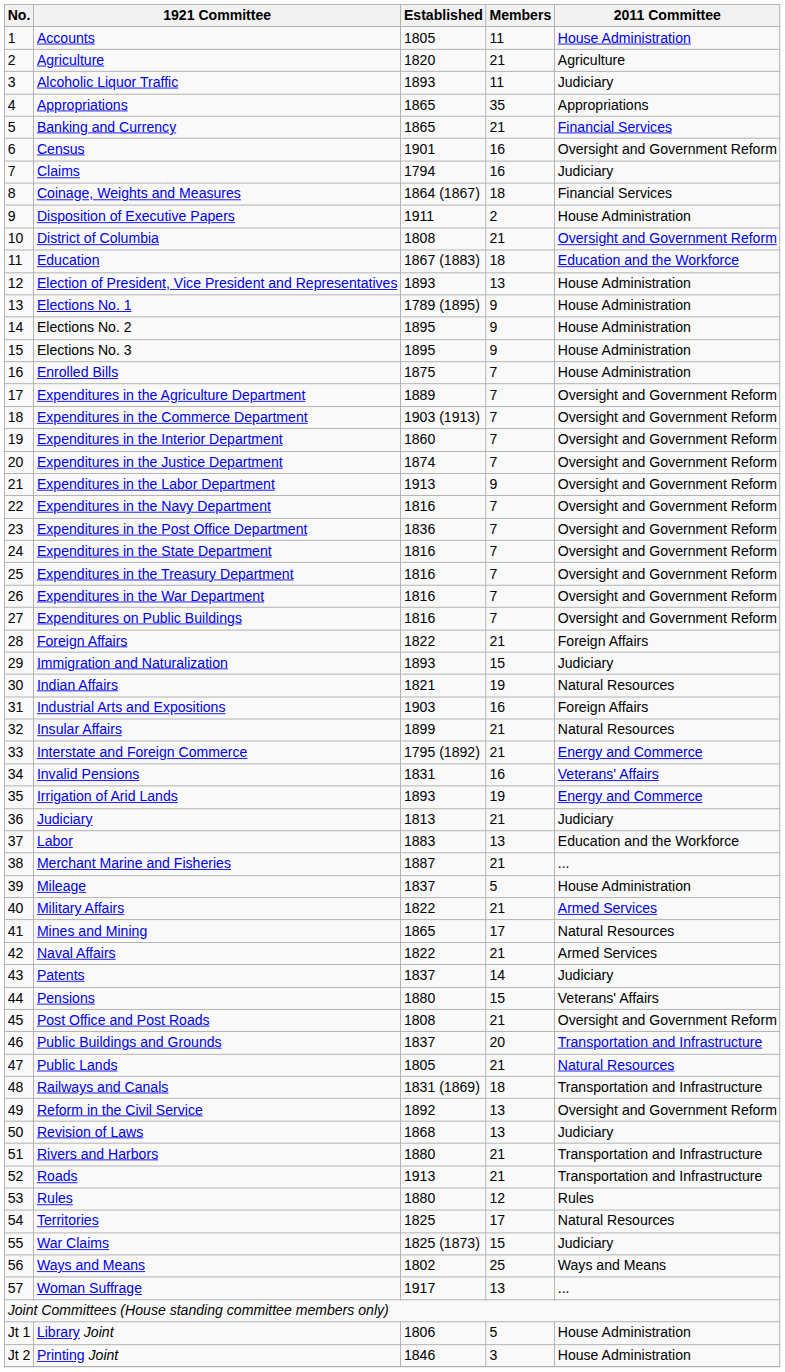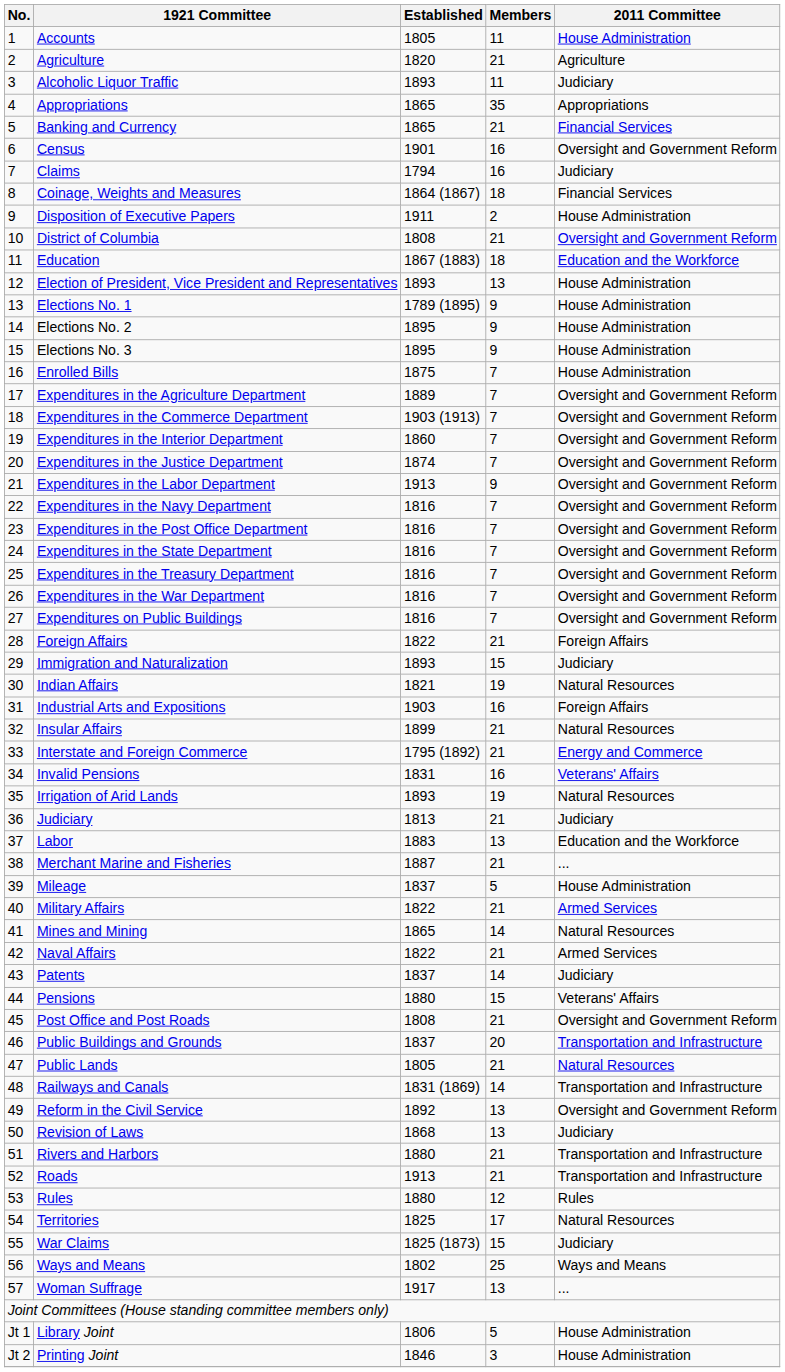(420, 529) 1836 -> (420, 529) 1816
(630, 797) Energy and Commerce -> (616, 797) Natural Resources
(497, 931) 17 -> (497, 931) 14
(497, 1087) 18 -> (497, 1087) 14
